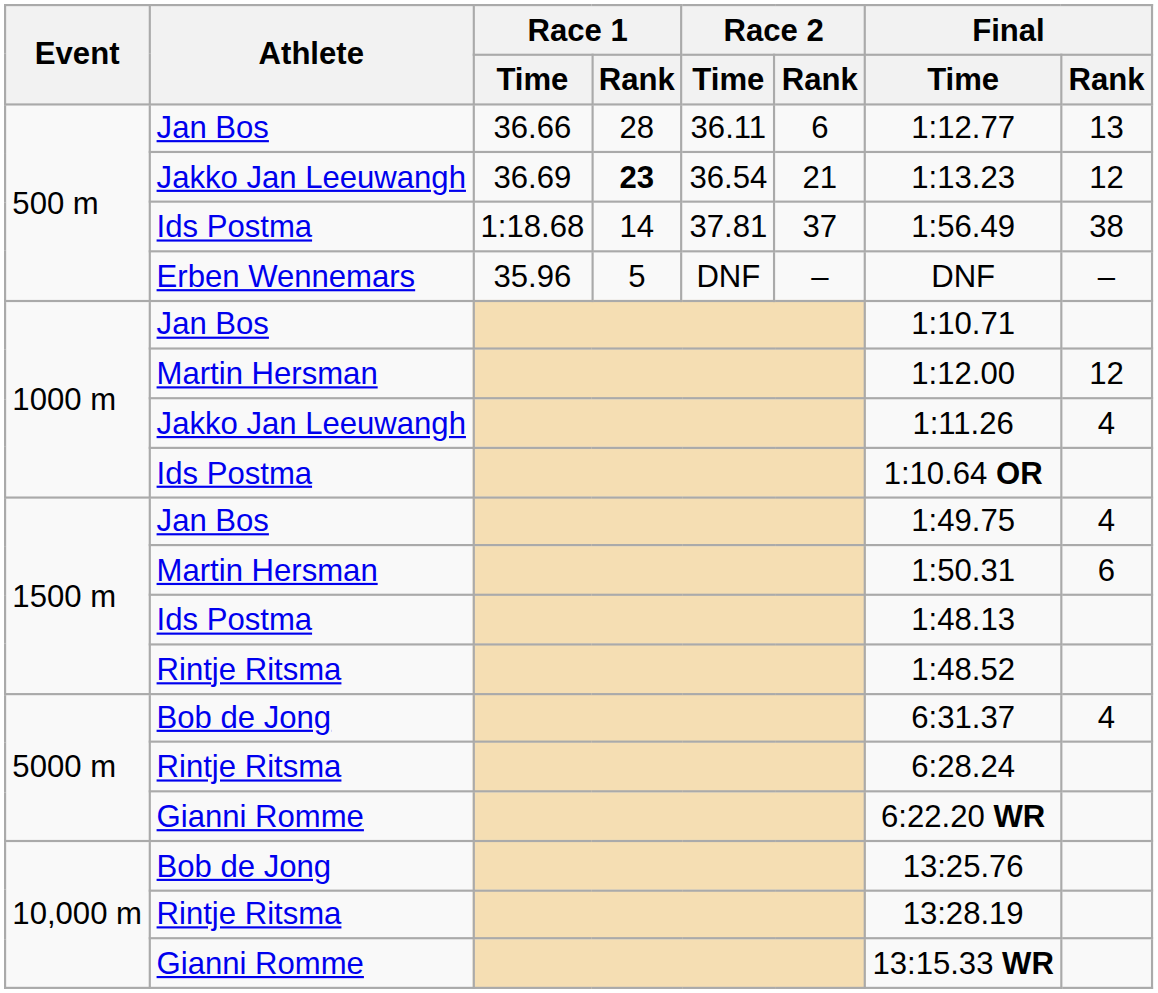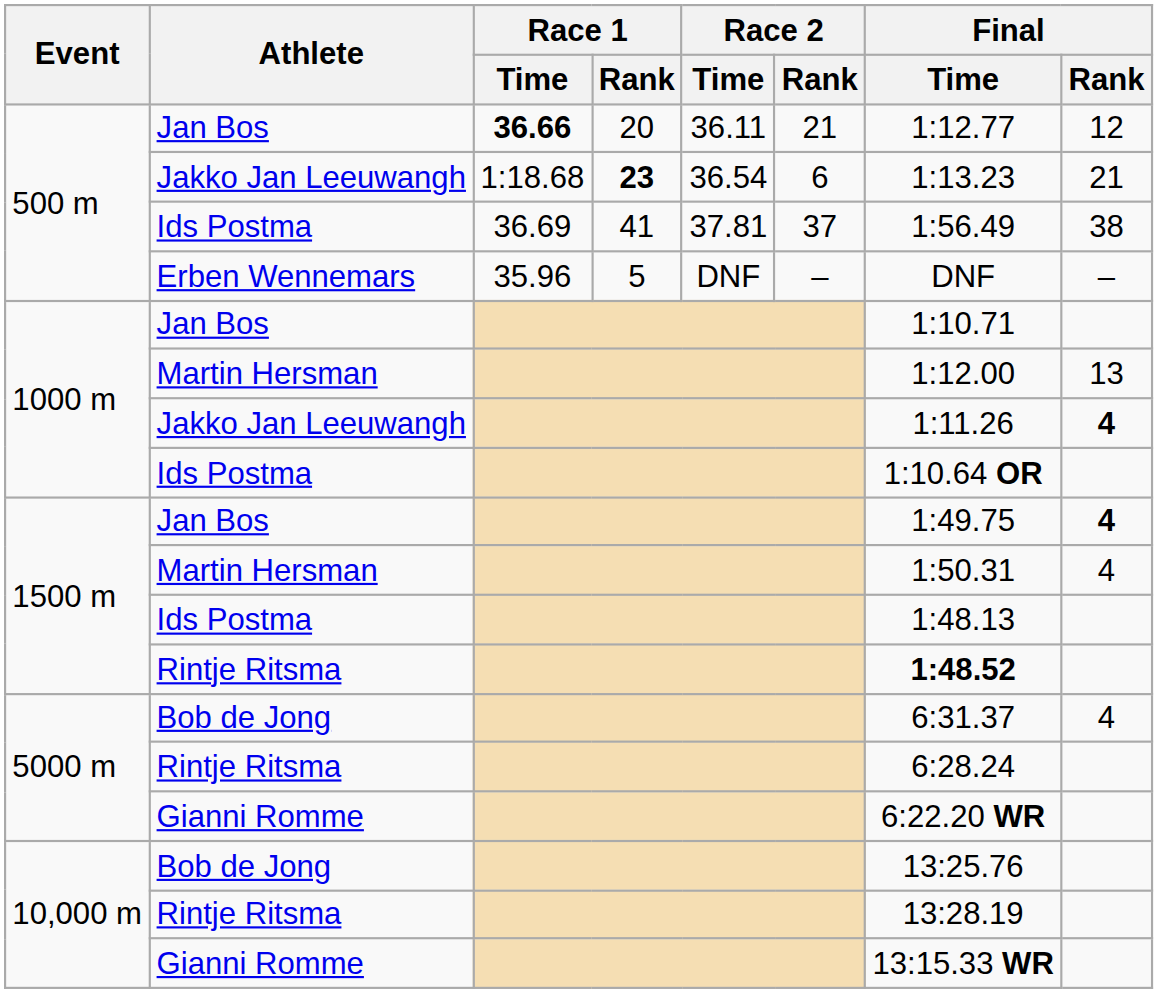(532, 128) normal -> (532, 128) bold
(637, 128) 28 -> (637, 128) 20
(820, 128) 6 -> (820, 128) 21
(1106, 128) 13 -> (1106, 128) 12
(532, 177) 36.69 -> (532, 177) 1:18.68
(820, 177) 21 -> (820, 177) 6
(1106, 177) 12 -> (1106, 177) 21
(532, 227) 1:18.68 -> (532, 227) 36.69
(637, 227) 14 -> (637, 227) 41
(1106, 374) 12 -> (1106, 374) 13
(1106, 423) normal -> (1106, 423) bold
(1106, 521) normal -> (1106, 521) bold
(1106, 571) 6 -> (1106, 571) 4
(963, 669) normal -> (963, 669) bold
